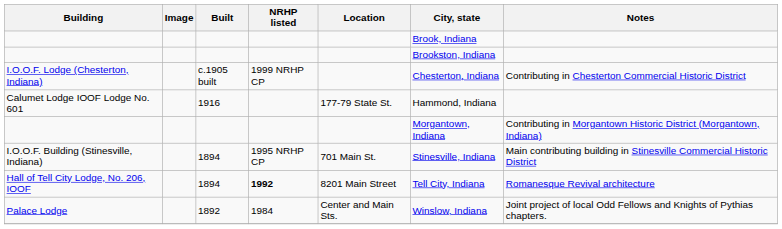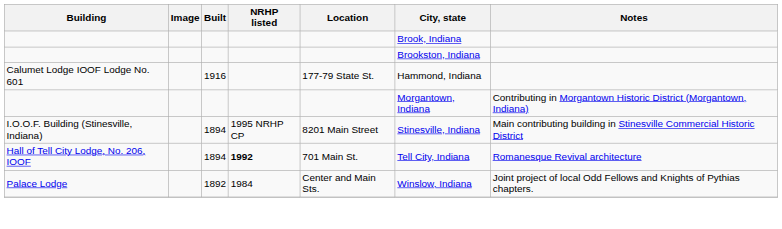- row: (68, 76)
(348, 156) 701 Main St. -> (340, 130) 8201 Main Street
(358, 183) 8201 Main Street -> (330, 156) 701 Main St.
